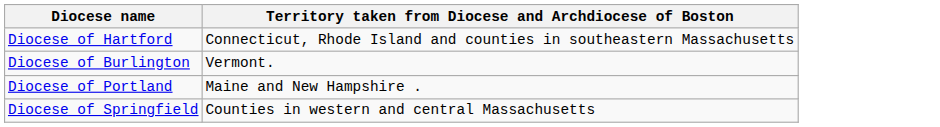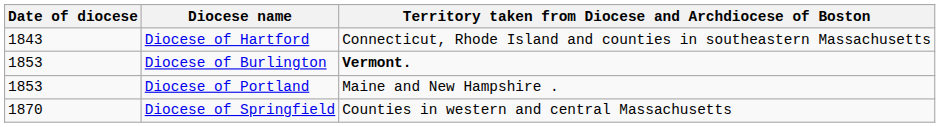+ column: (73, 16)
(240, 63) normal -> (377, 63) bold
